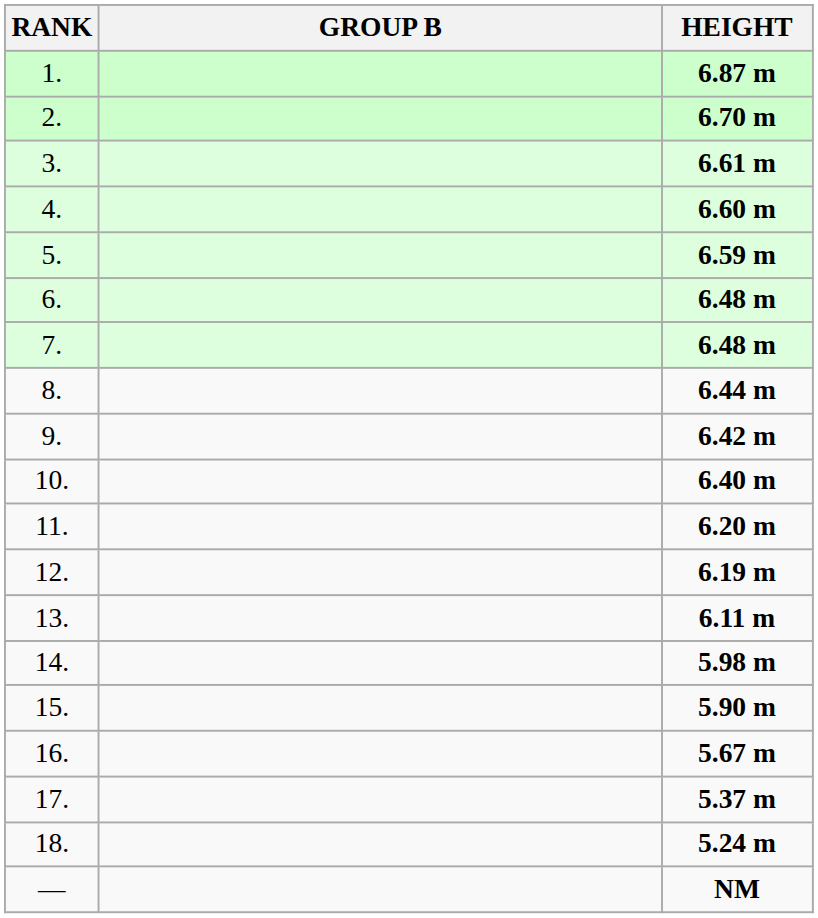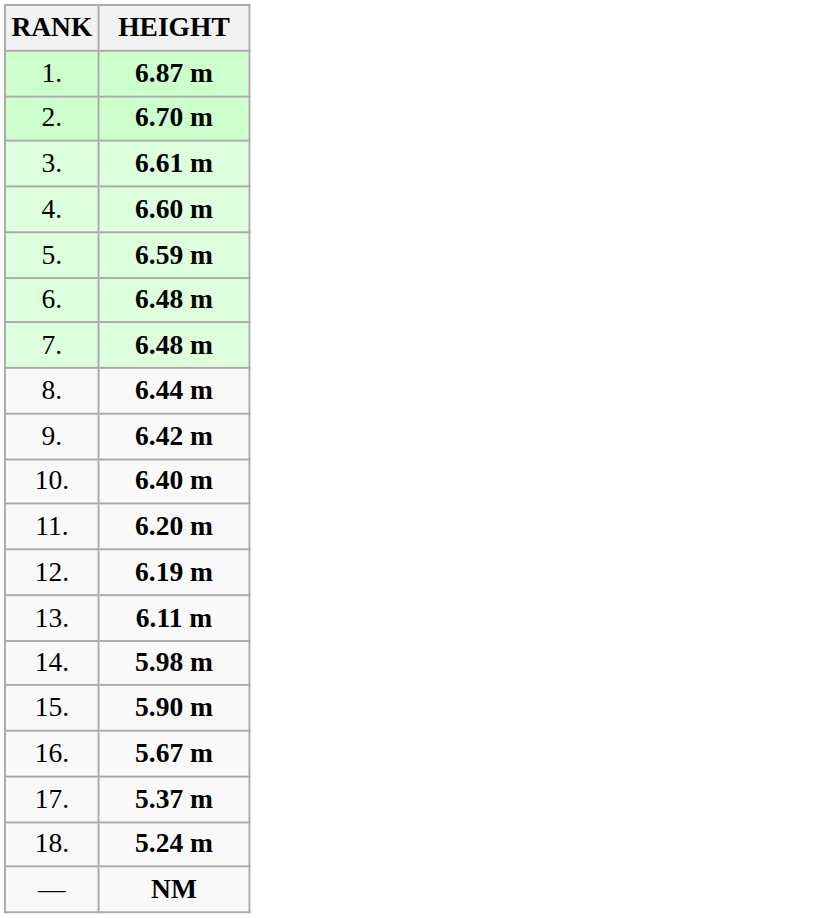- column: (380, 27)
